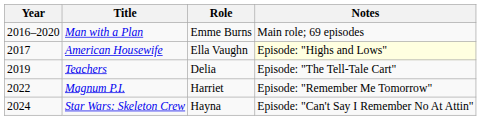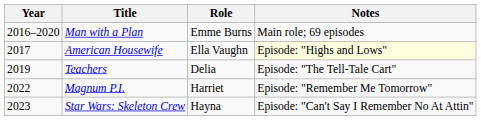(19, 106) 2024 -> (19, 106) 2023
